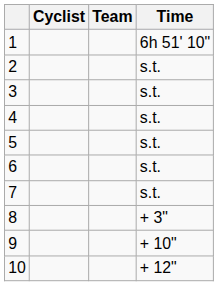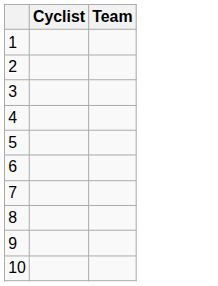- column: (175, 17)
